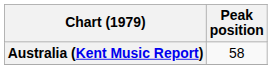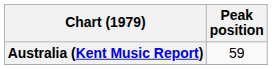(237, 53) 58 -> (237, 53) 59
